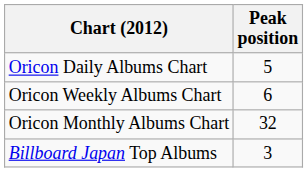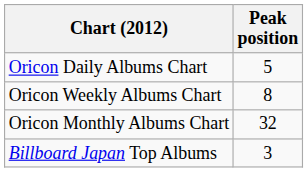(268, 95) 6 -> (268, 95) 8
